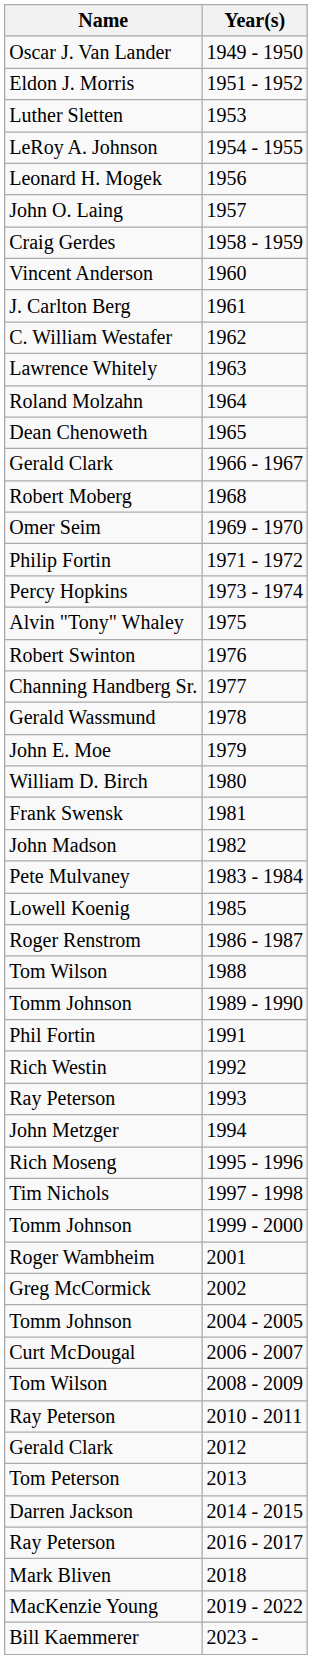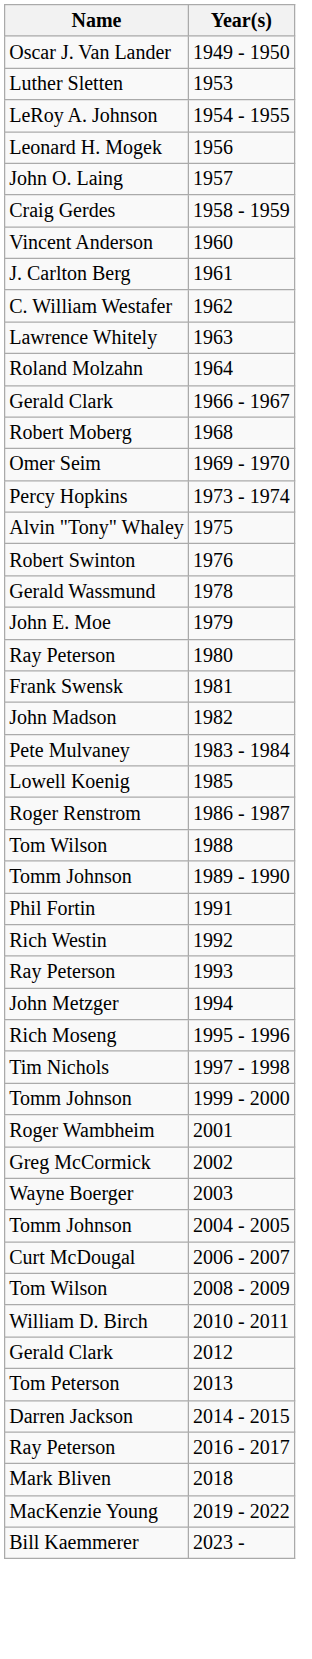- row: (255, 83)
- row: (226, 432)
- row: (255, 559)
- row: (226, 686)
(79, 781) William D. Birch -> (62, 654) Ray Peterson
+ row: (213, 1193)
(62, 1415) Ray Peterson -> (79, 1320) William D. Birch
